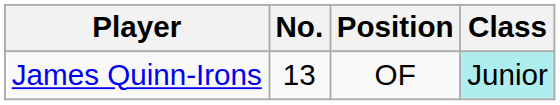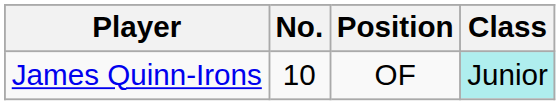(299, 74) 13 -> (299, 74) 10
